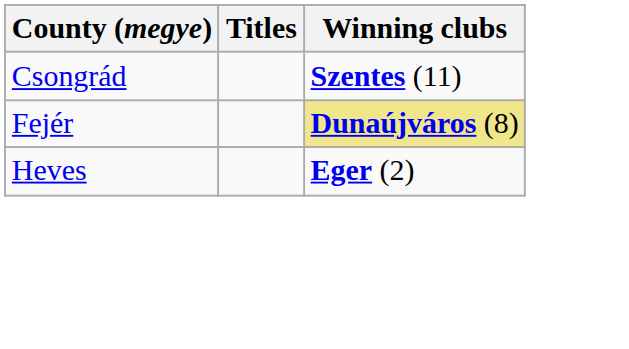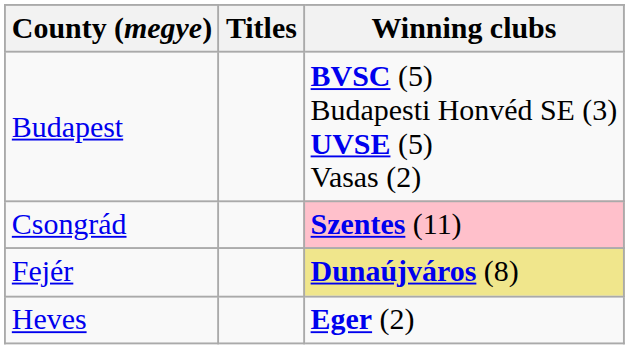+ row: (68, 126)
(386, 75) no background -> (386, 224) pink background
